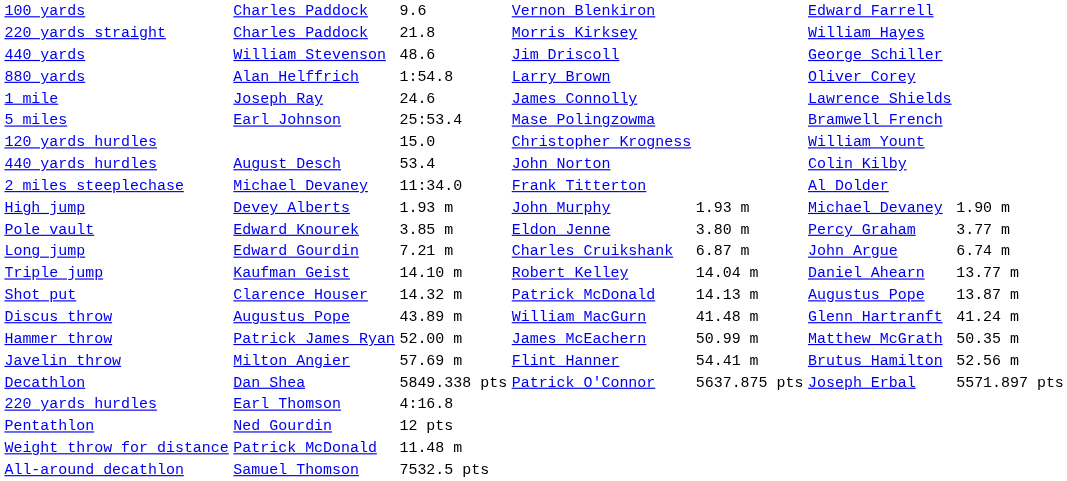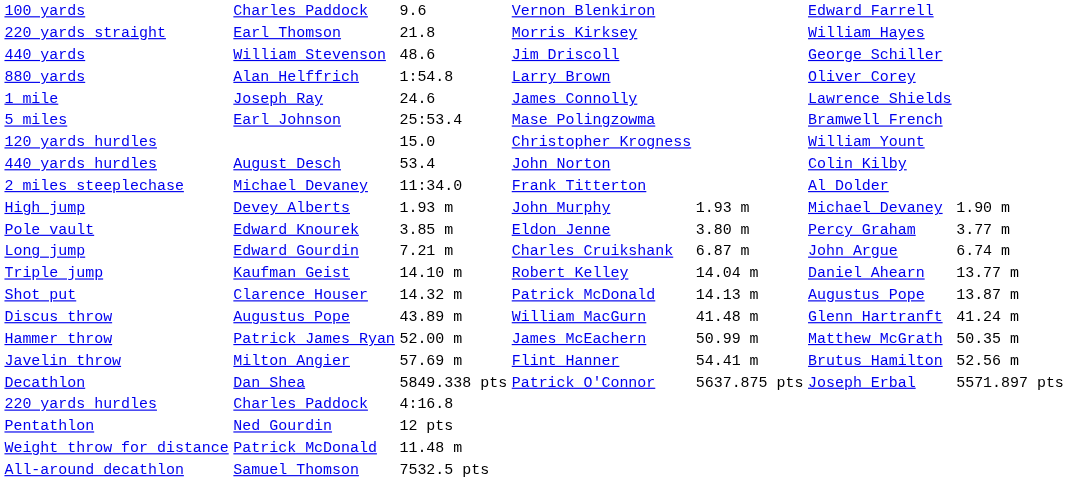(301, 33) Charles Paddock -> (287, 33) Earl Thomson
(287, 404) Earl Thomson -> (301, 404) Charles Paddock
